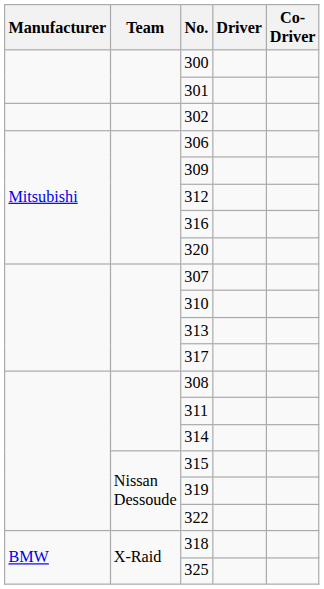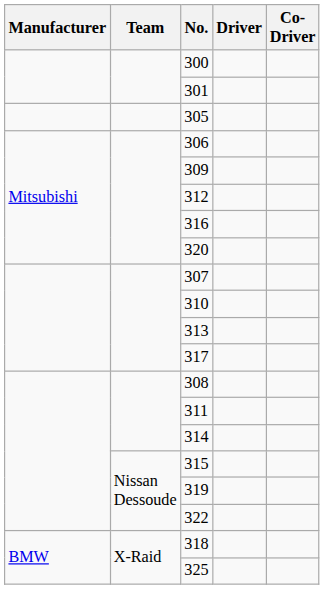- row: (196, 116)
+ row: (196, 116)
